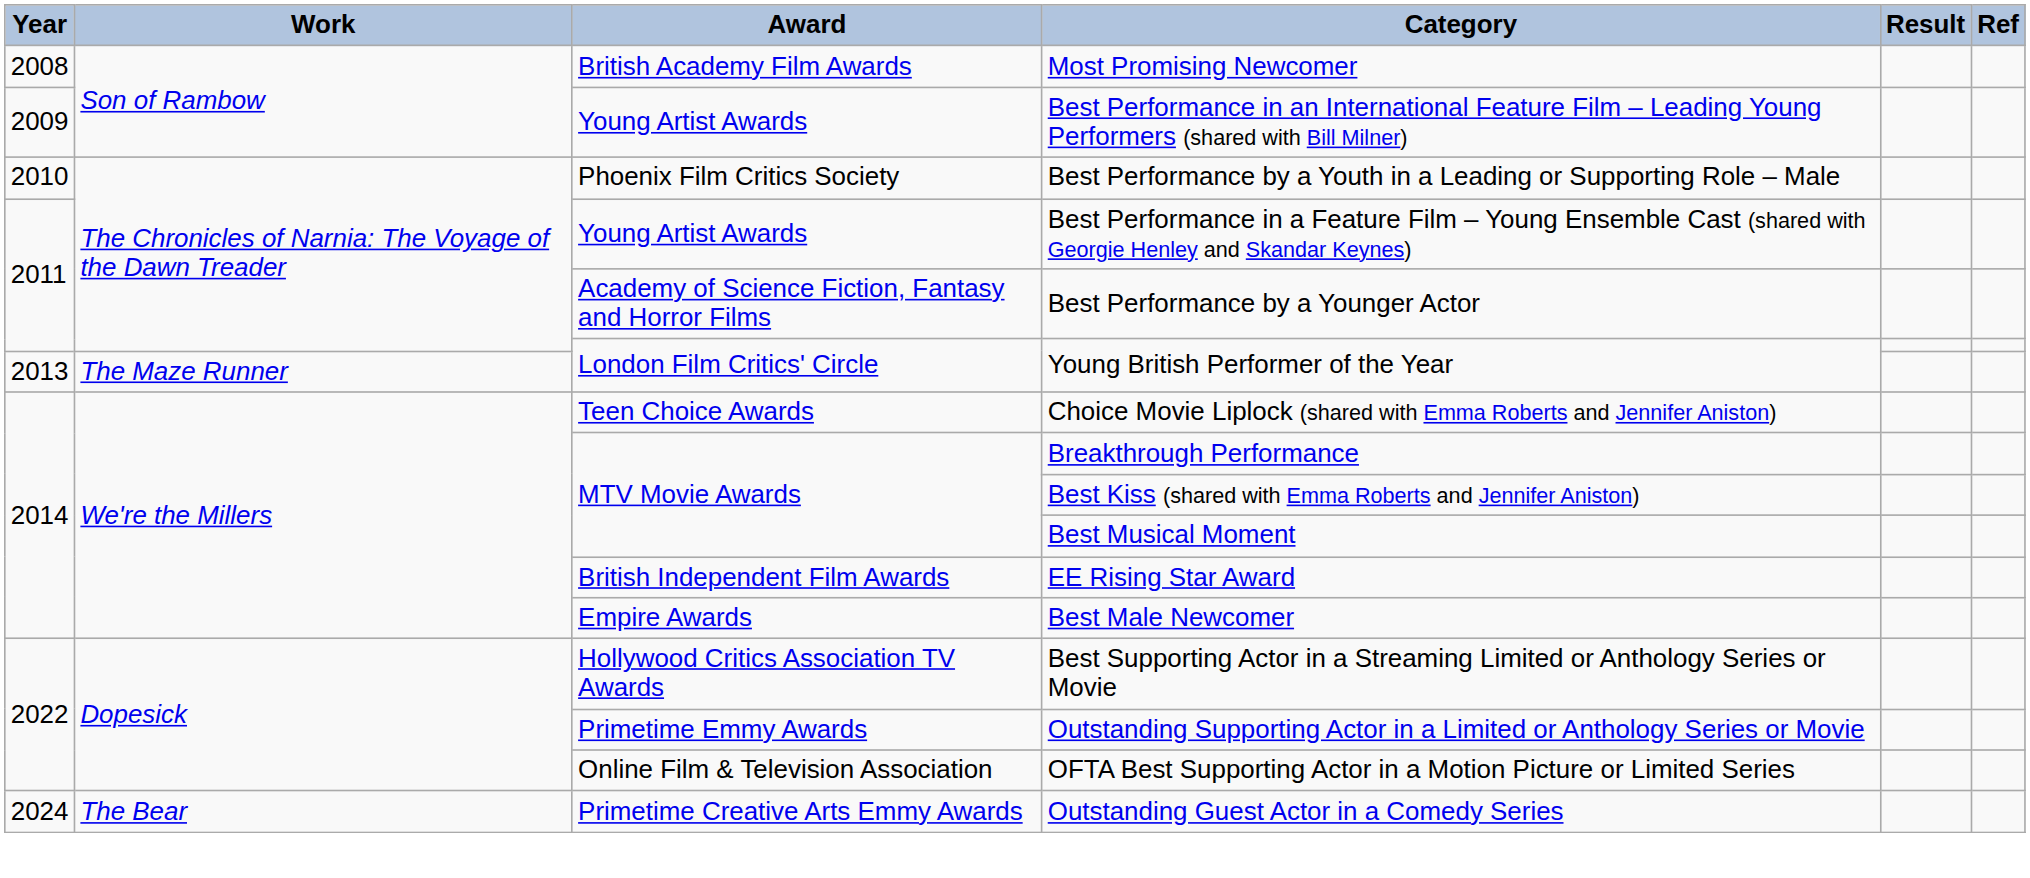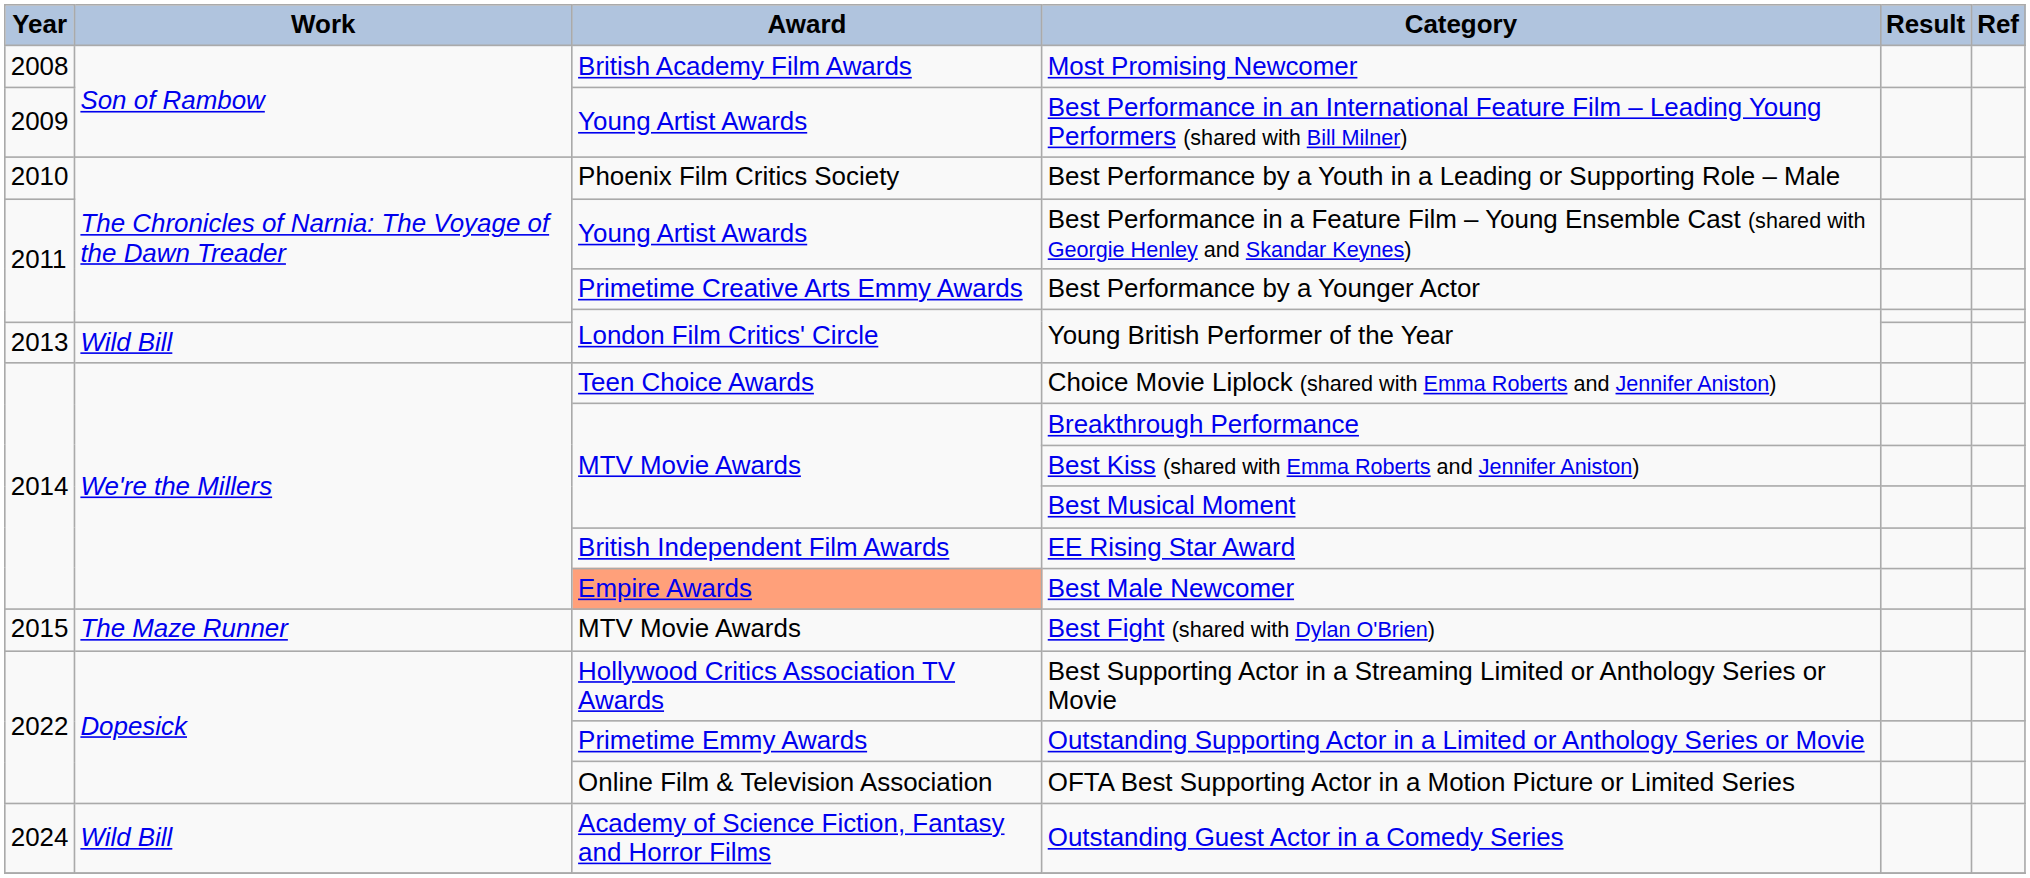(791, 303) Academy of Science Fiction, Fantasy and Horror Films -> (800, 288) Primetime Creative Arts Emmy Awards
(184, 371) The Maze Runner -> (126, 341) Wild Bill
(665, 617) no background -> (665, 588) lightsalmon background
+ row: (40, 629)
(134, 811) The Bear -> (126, 837) Wild Bill
(800, 811) Primetime Creative Arts Emmy Awards -> (791, 837) Academy of Science Fiction, Fantasy and Horror Films
